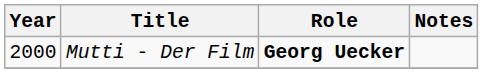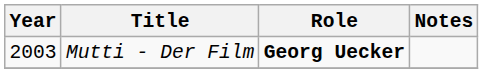(33, 53) 2000 -> (33, 53) 2003
